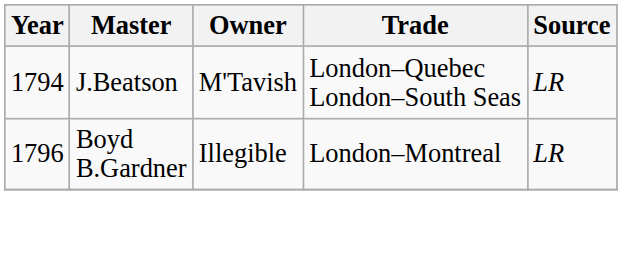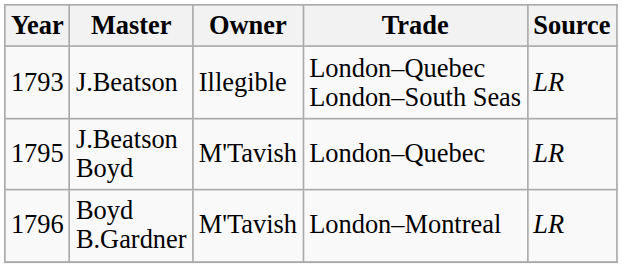(37, 82) 1794 -> (37, 82) 1793
(248, 82) M'Tavish -> (243, 82) Illegible
+ row: (127, 153)
(243, 153) Illegible -> (248, 225) M'Tavish
